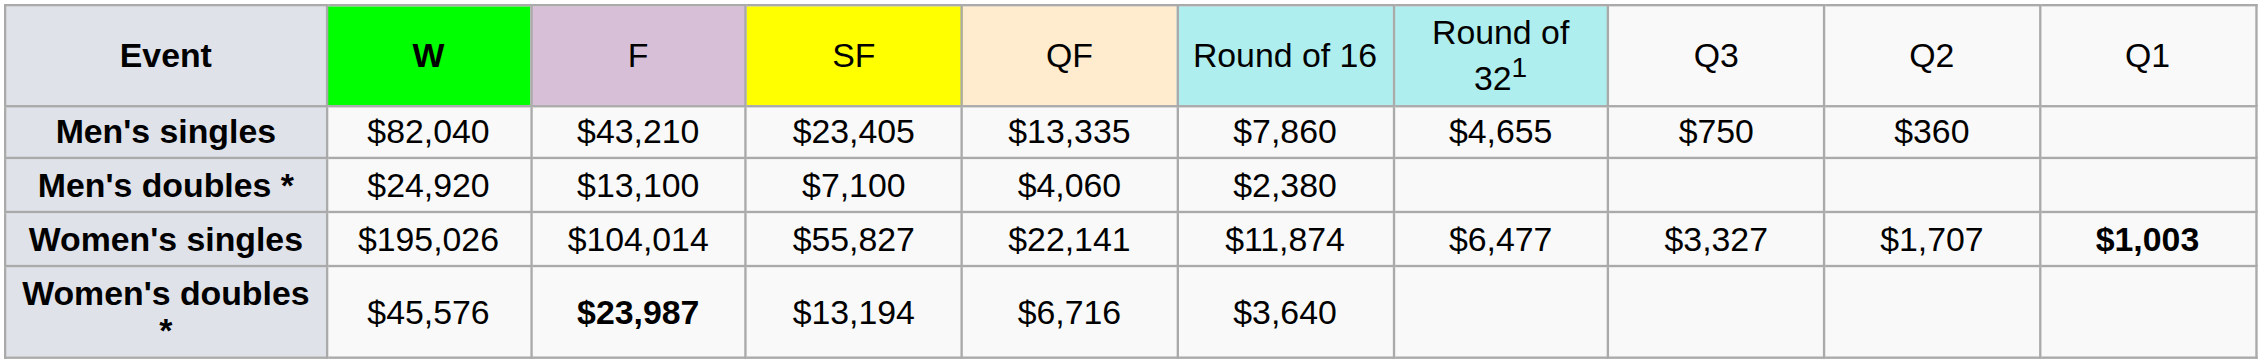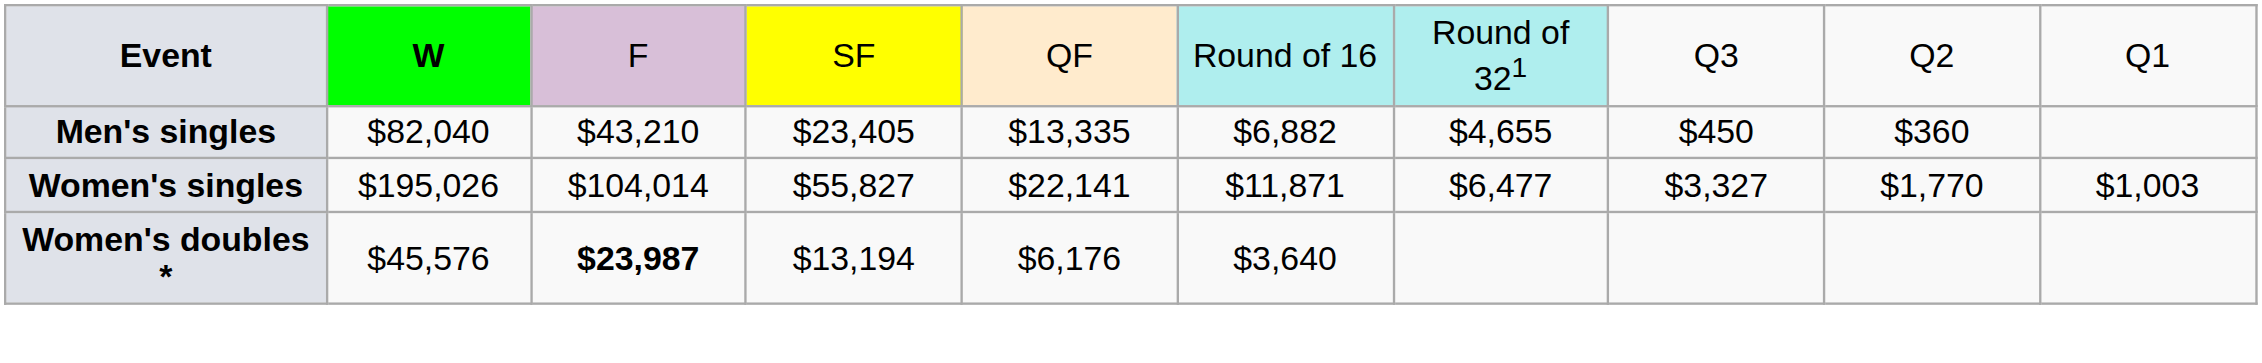(1285, 132) $7,860 -> (1285, 132) $6,882
(1716, 132) $750 -> (1716, 132) $450
- row: (166, 186)
(1285, 239) $11,874 -> (1285, 186) $11,871
(1932, 239) $1,707 -> (1932, 186) $1,770
(2147, 239) bold -> (2147, 186) normal
(1069, 311) $6,716 -> (1069, 258) $6,176
